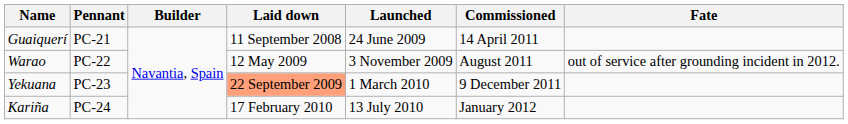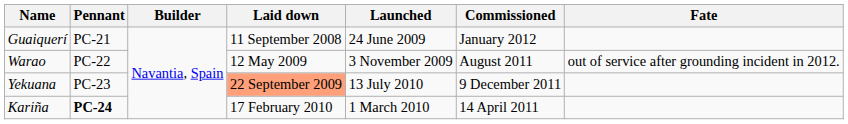(499, 38) 14 April 2011 -> (498, 38) January 2012
(389, 84) 1 March 2010 -> (386, 84) 13 July 2010
(92, 107) normal -> (93, 107) bold
(386, 107) 13 July 2010 -> (389, 107) 1 March 2010
(498, 107) January 2012 -> (499, 107) 14 April 2011
